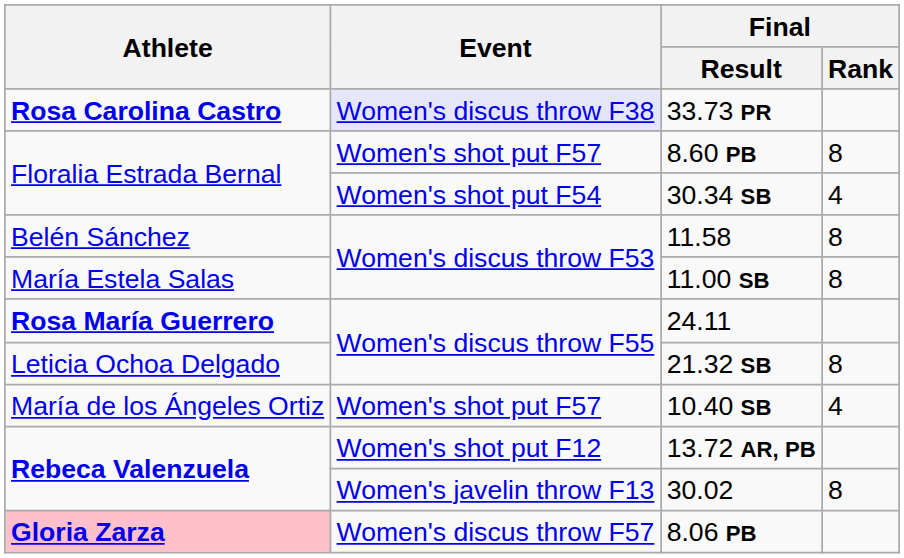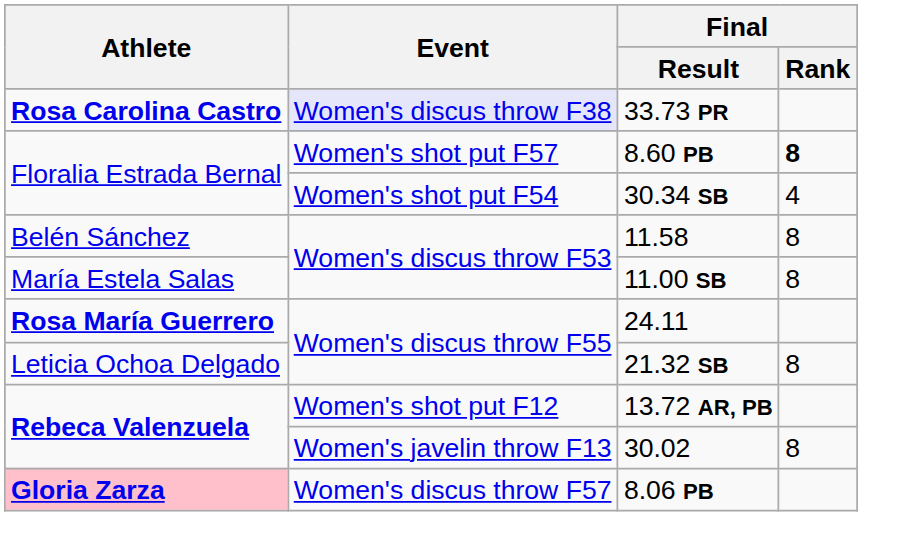(835, 152) normal -> (793, 152) bold
- row: (719, 405)
